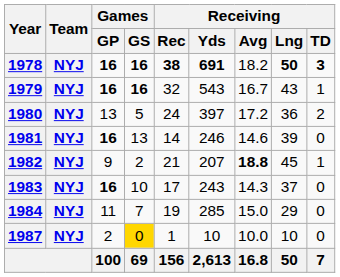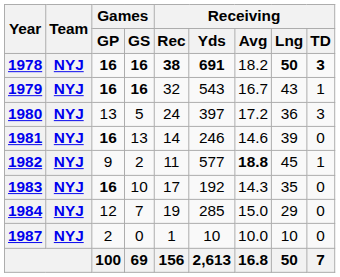(321, 114) 2 -> (321, 114) 3
(171, 162) 21 -> (171, 162) 11
(212, 162) 207 -> (212, 162) 577
(212, 187) 243 -> (212, 187) 192
(289, 187) 37 -> (289, 187) 35
(108, 211) 11 -> (108, 211) 12
(139, 235) gold background -> (139, 235) no background
